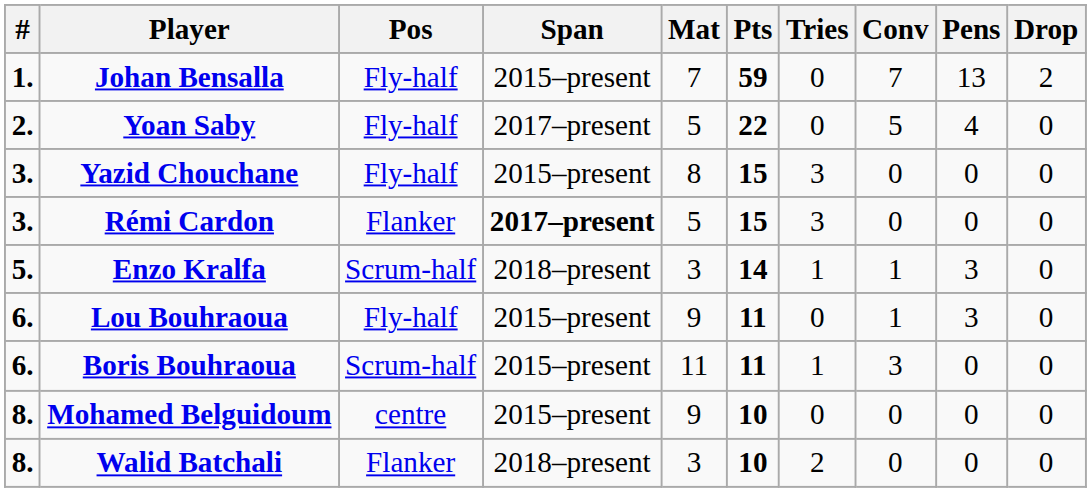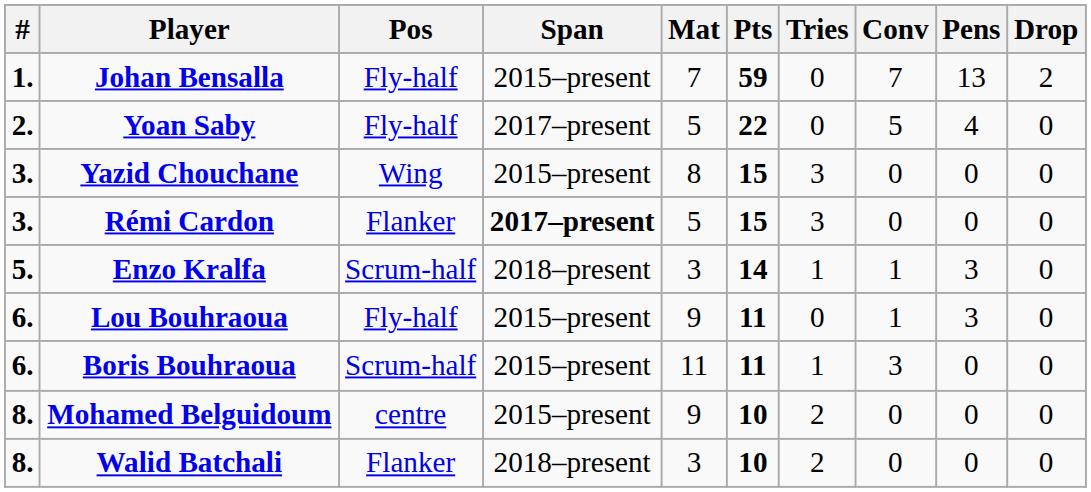(411, 173) Fly-half -> (411, 173) Wing
(817, 413) 0 -> (817, 413) 2
